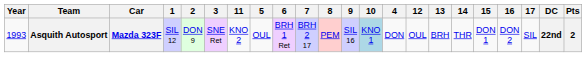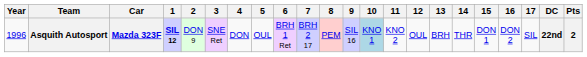columns swapped: (394, 11) <-> (239, 11)
(16, 35) 1993 -> (16, 35) 1996
(172, 34) normal -> (172, 35) bold
